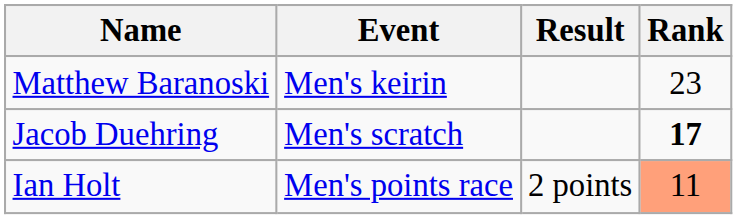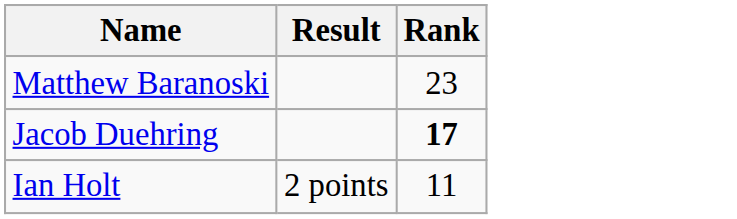- column: (399, 30)
(685, 185) lightsalmon background -> (442, 185) no background
